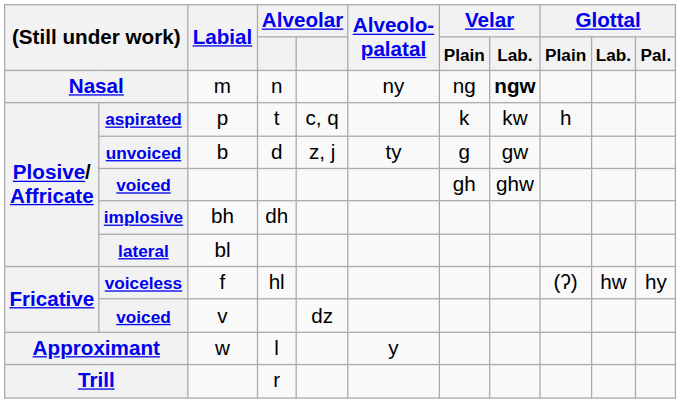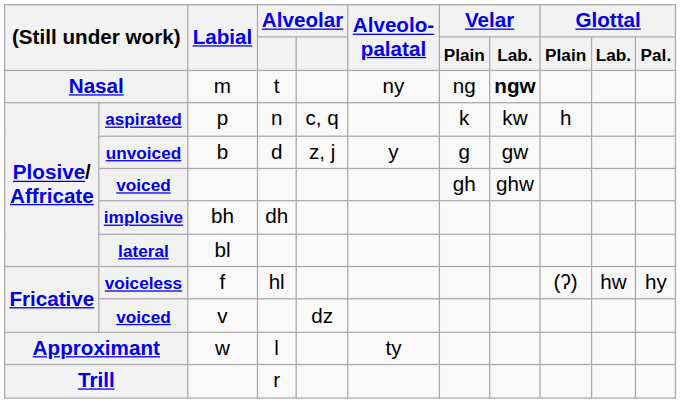(277, 86) n -> (277, 86) t
(277, 119) t -> (277, 119) n
(393, 151) ty -> (393, 151) y
(393, 348) y -> (393, 348) ty
